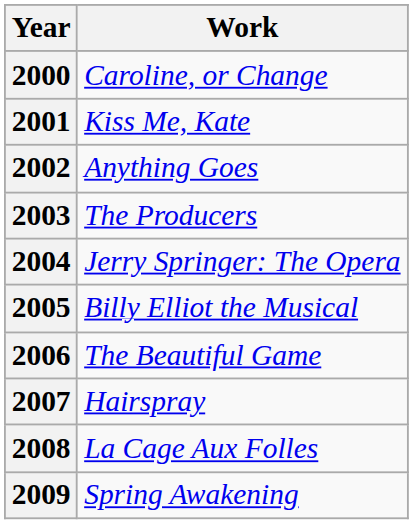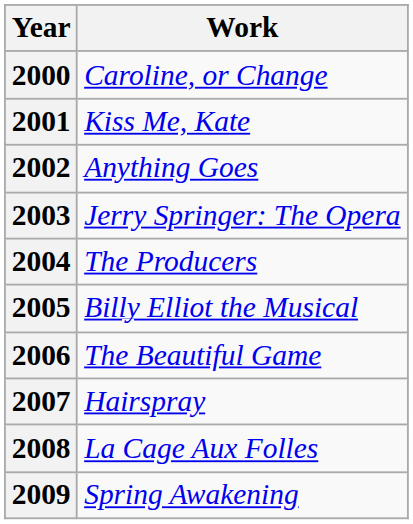(171, 214) The Producers -> (242, 214) Jerry Springer: The Opera
(242, 261) Jerry Springer: The Opera -> (171, 261) The Producers
